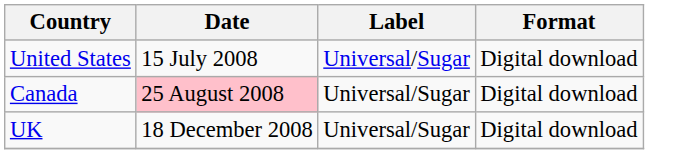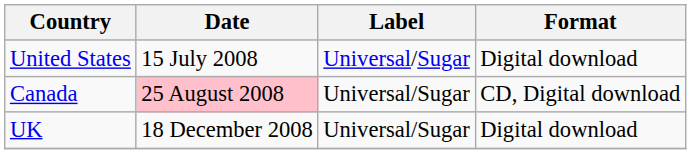(559, 93) Digital download -> (580, 93) CD, Digital download
